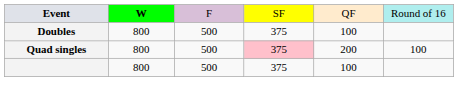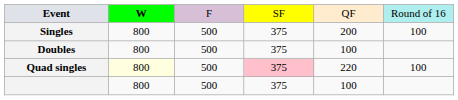+ row: (56, 31)
(141, 50) no background -> (141, 68) lightyellow background
(349, 50) 200 -> (349, 68) 220
